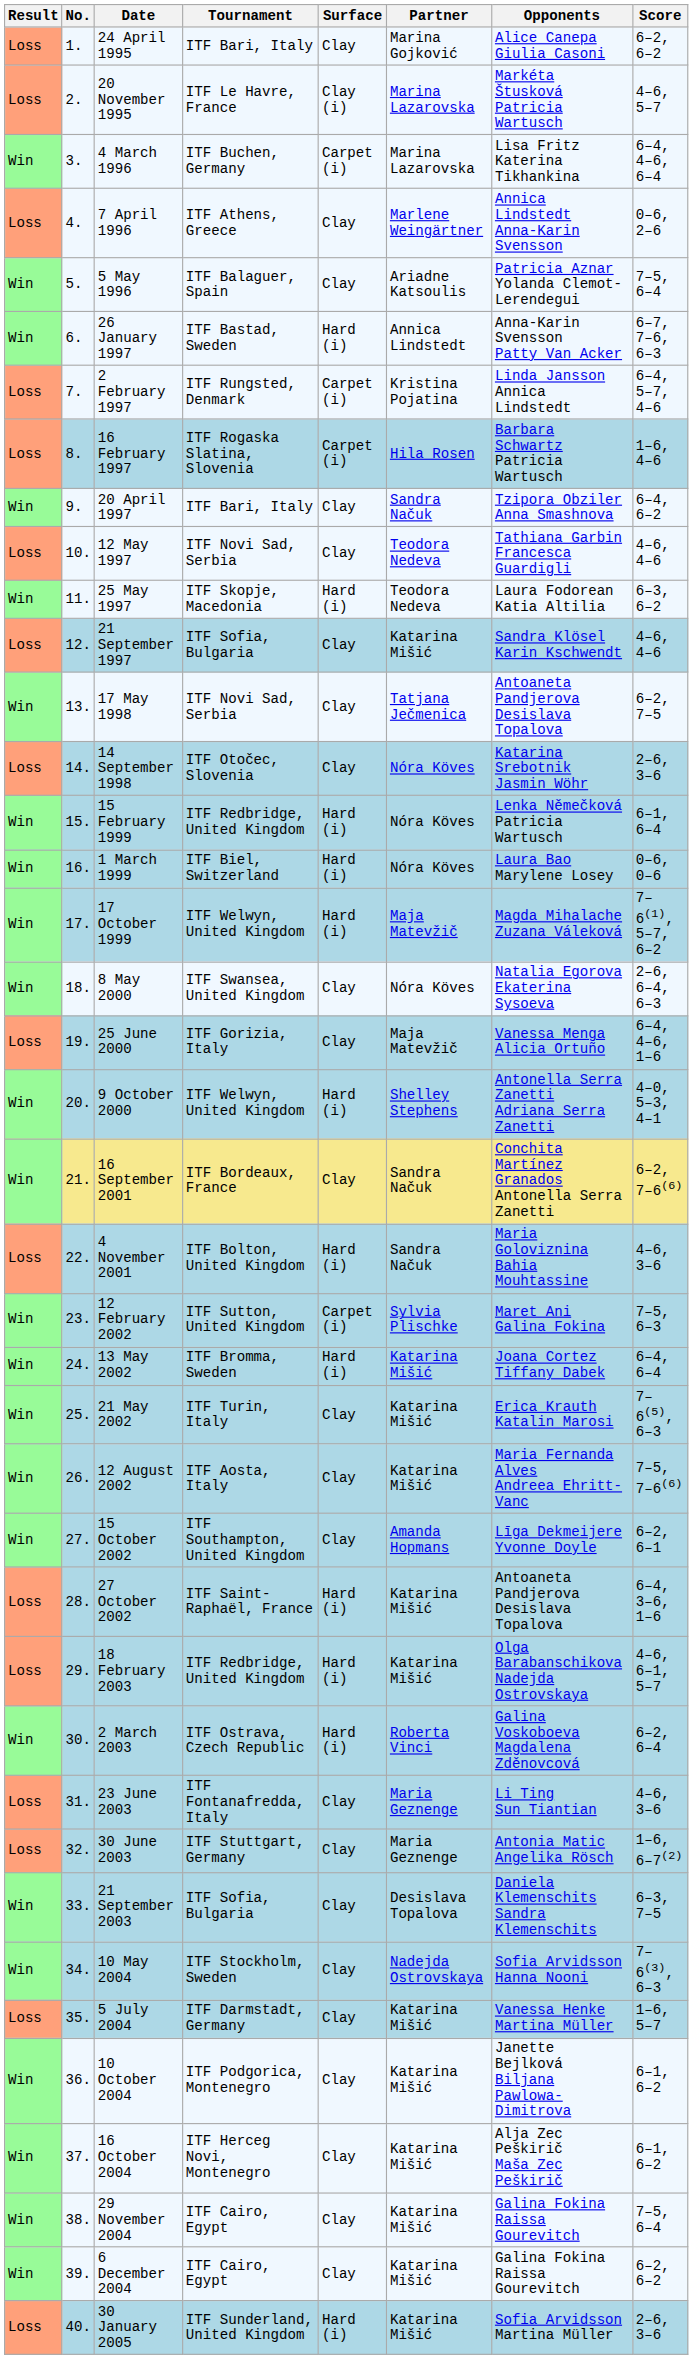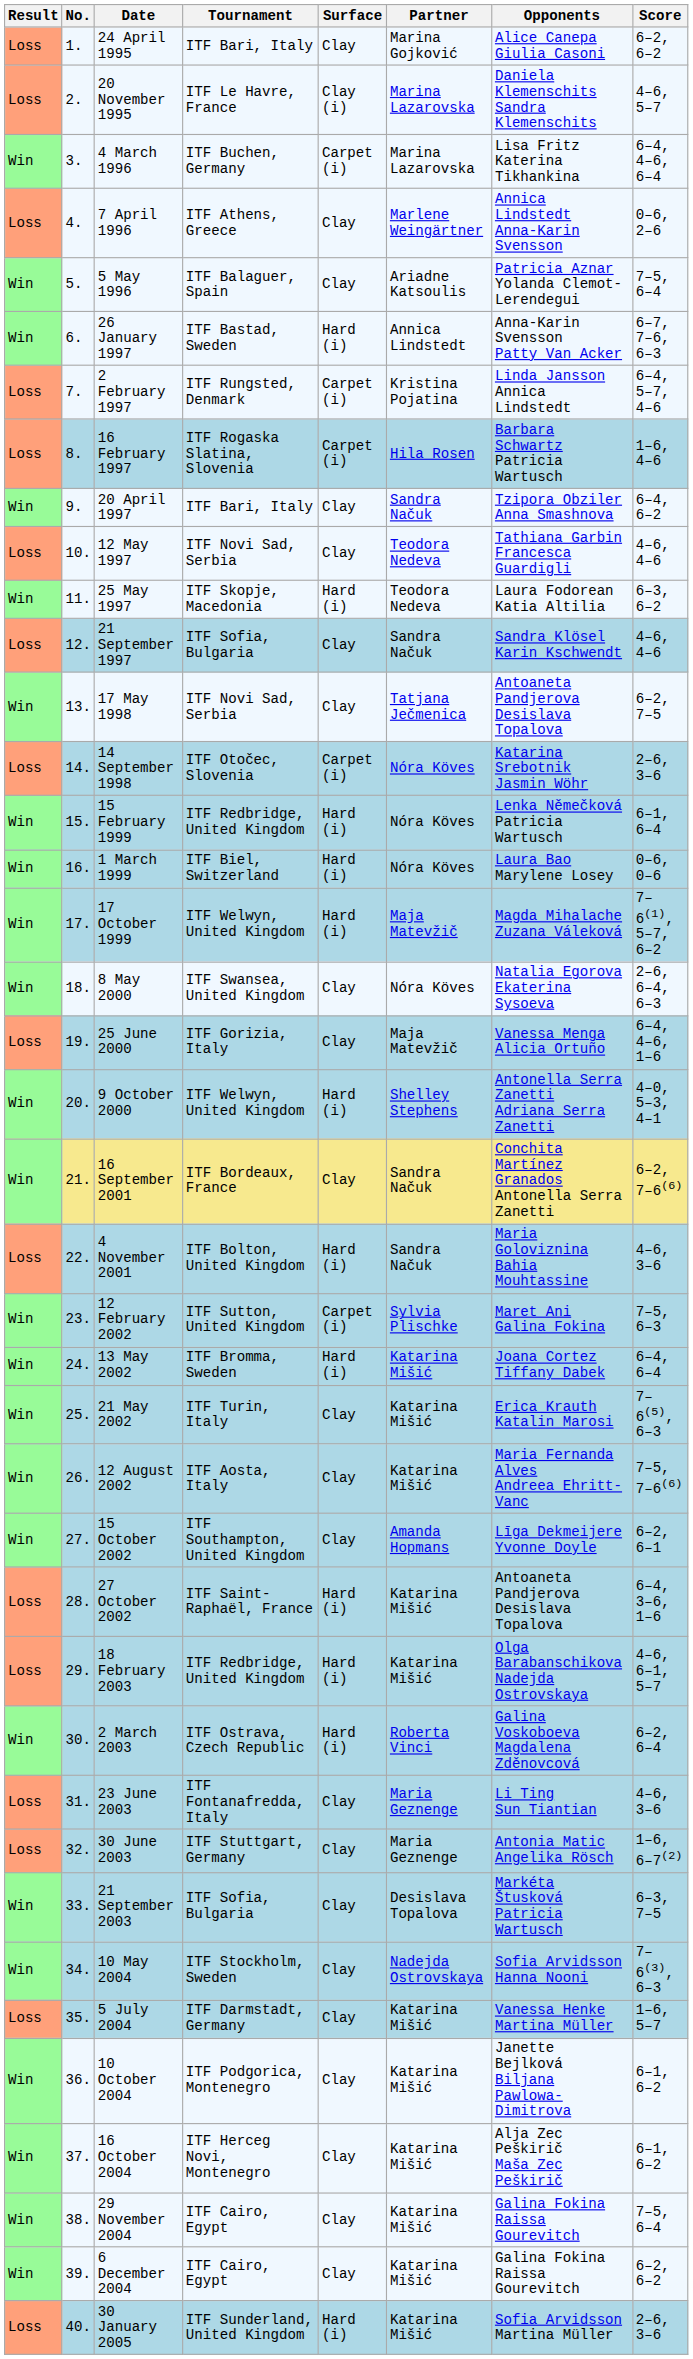(529, 99) Markéta Štusková Patricia Wartusch -> (546, 99) Daniela Klemenschits Sandra Klemenschits
(424, 645) Katarina Mišić -> (415, 645) Sandra Načuk
(339, 769) Clay -> (347, 769) Carpet (i)
(546, 1907) Daniela Klemenschits Sandra Klemenschits -> (529, 1907) Markéta Štusková Patricia Wartusch
